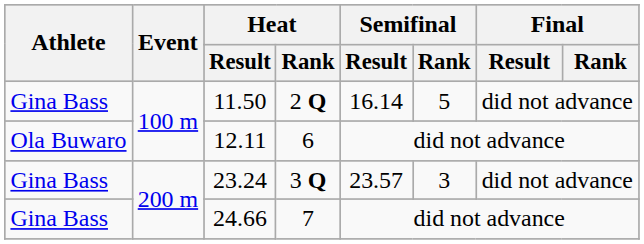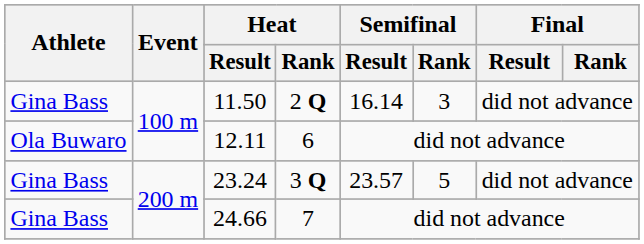(444, 101) 5 -> (444, 101) 3
(444, 180) 3 -> (444, 180) 5
